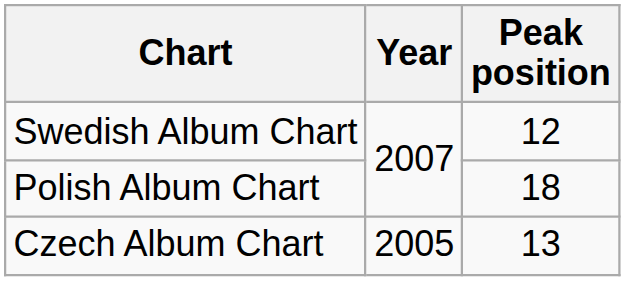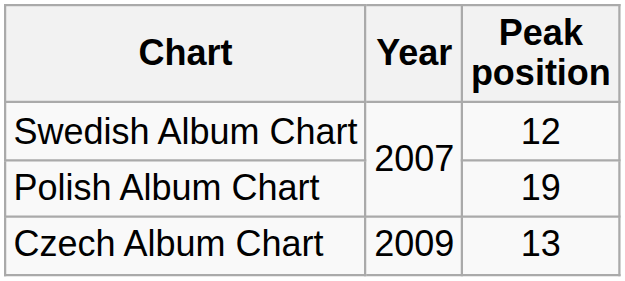(541, 187) 18 -> (541, 187) 19
(414, 244) 2005 -> (414, 244) 2009
